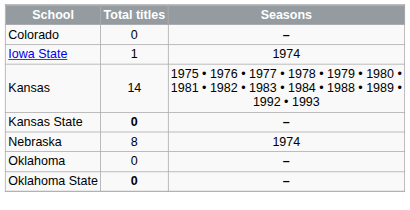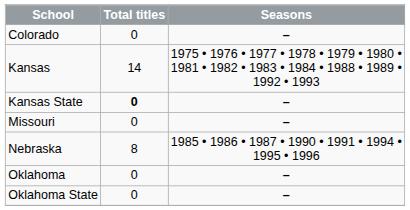- row: (38, 54)
+ row: (32, 122)
(286, 141) 1974 -> (286, 148) 1985 • 1986 • 1987 • 1990 • 1991 • 1994 • 1995 • 1996
(134, 181) bold -> (134, 195) normal
